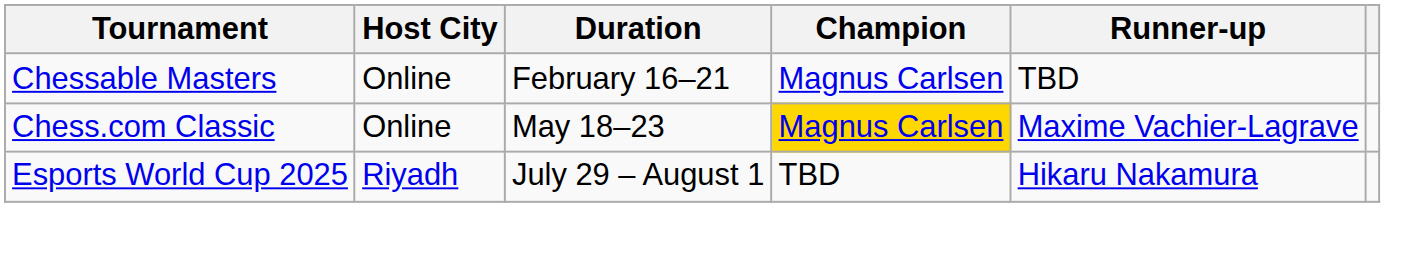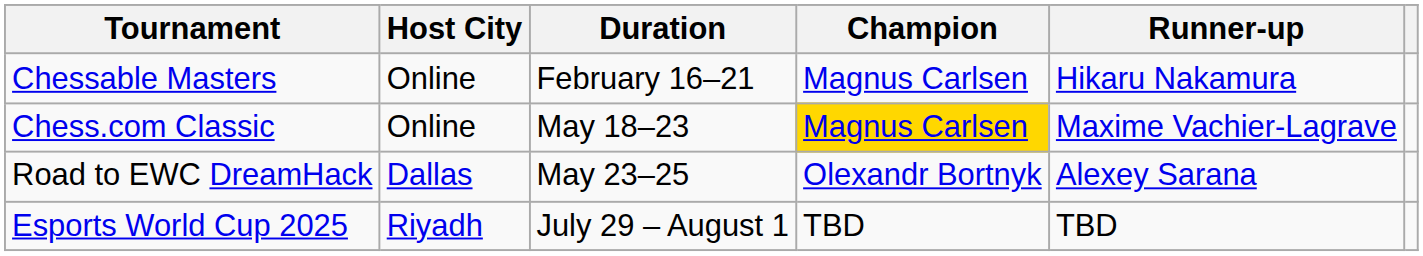(1049, 77) TBD -> (1176, 77) Hikaru Nakamura
+ row: (192, 175)
(1138, 175) Hikaru Nakamura -> (1087, 224) TBD
